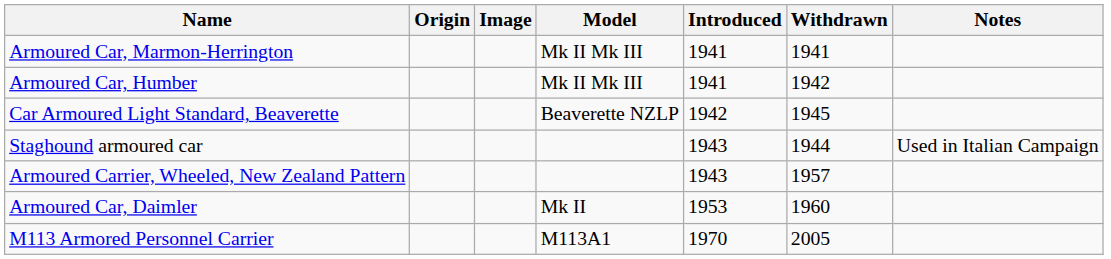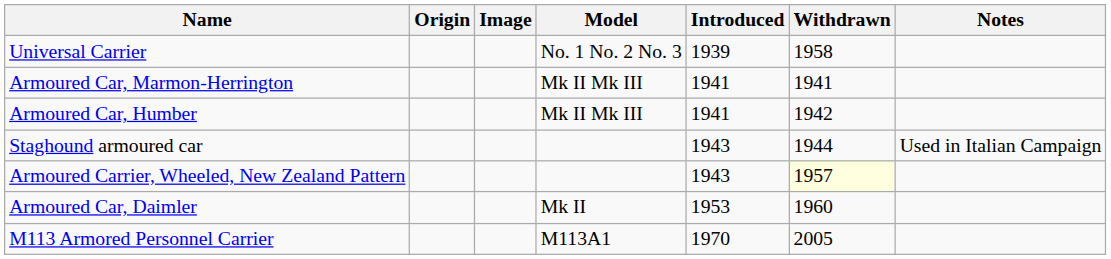+ row: (78, 51)
- row: (174, 113)
(810, 176) no background -> (813, 176) lightyellow background
